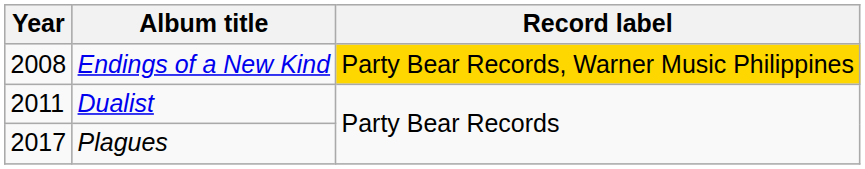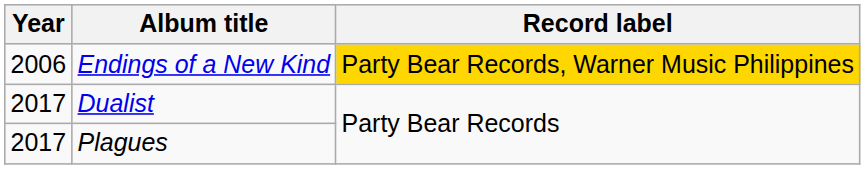(38, 63) 2008 -> (38, 63) 2006
(37, 103) 2011 -> (38, 103) 2017
